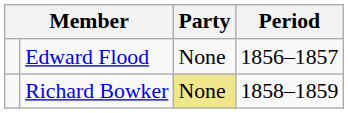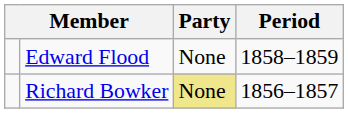(289, 56) 1856–1857 -> (289, 56) 1858–1859
(289, 90) 1858–1859 -> (289, 90) 1856–1857
